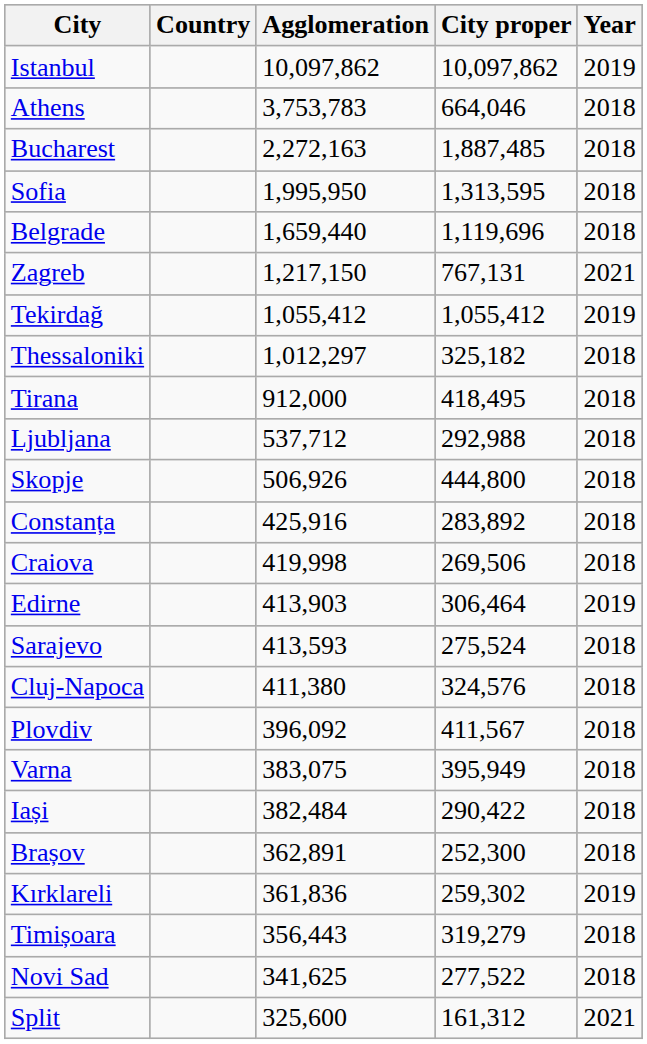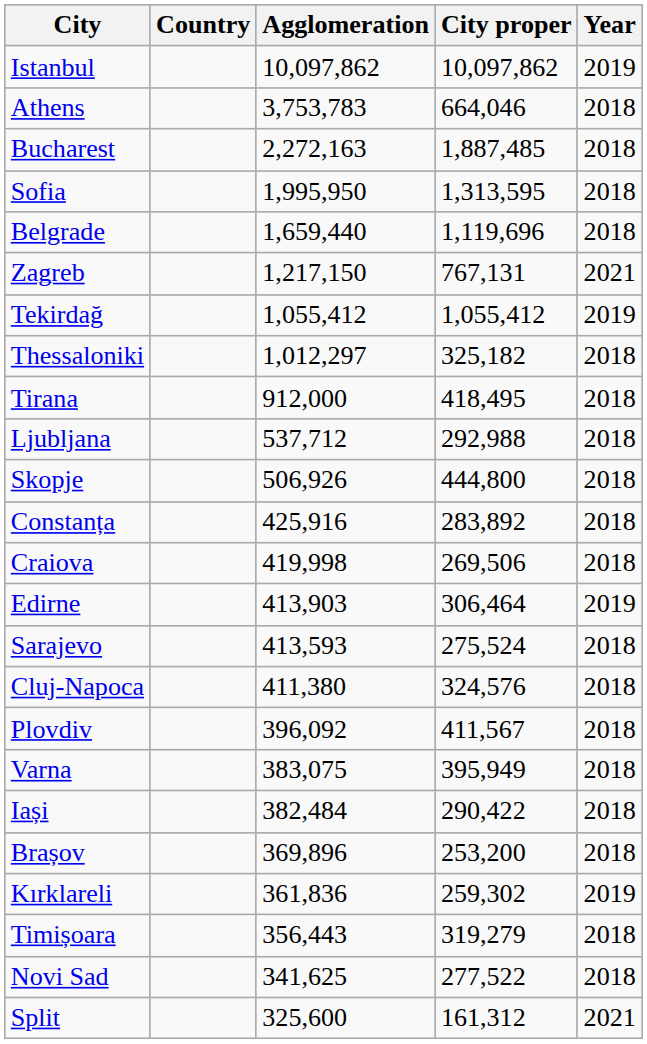(305, 852) 362,891 -> (305, 852) 369,896
(483, 852) 252,300 -> (483, 852) 253,200
